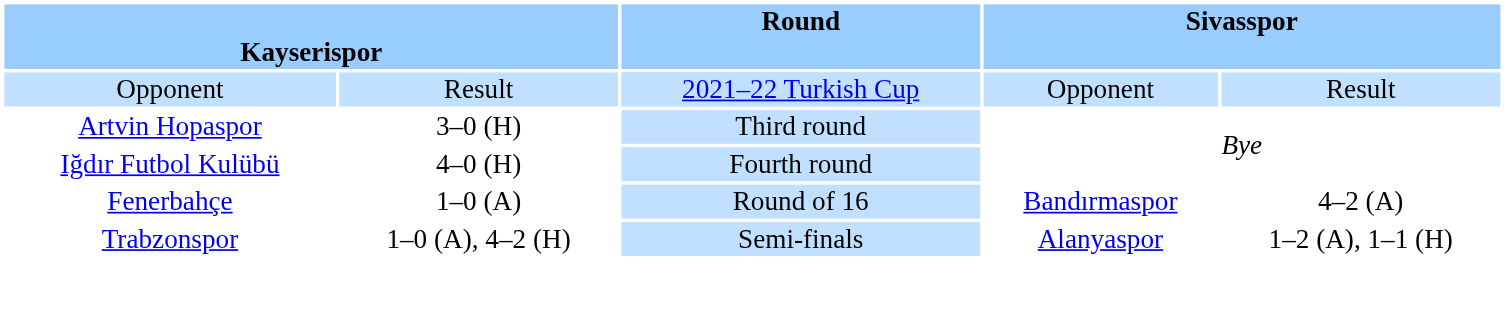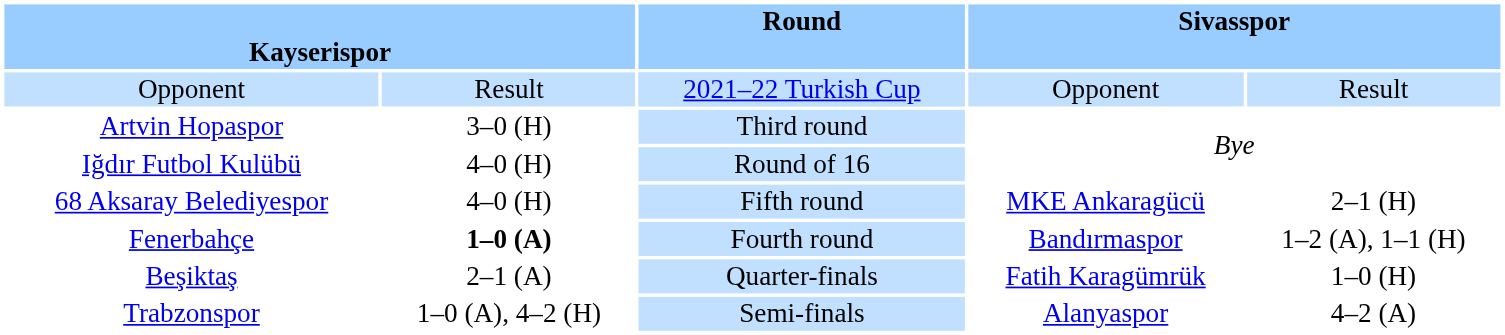(801, 163) Fourth round -> (802, 163) Round of 16
+ row: (192, 201)
(479, 201) normal -> (509, 238) bold
(801, 201) Round of 16 -> (802, 238) Fourth round
(1361, 201) 4–2 (A) -> (1373, 238) 1–2 (A), 1–1 (H)
+ row: (192, 276)
(1361, 238) 1–2 (A), 1–1 (H) -> (1373, 313) 4–2 (A)
